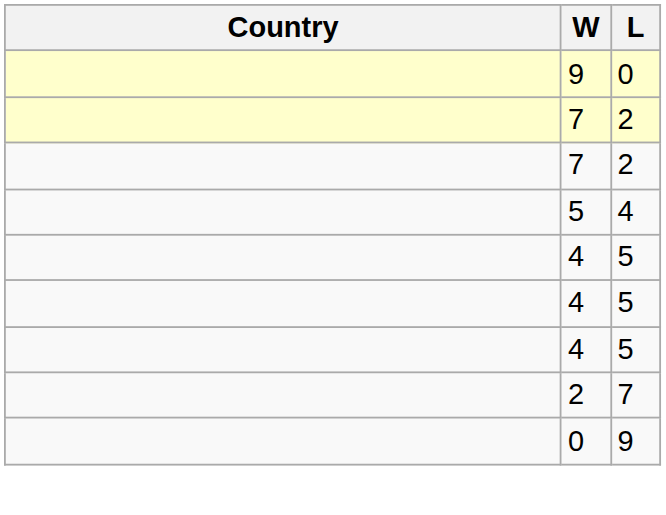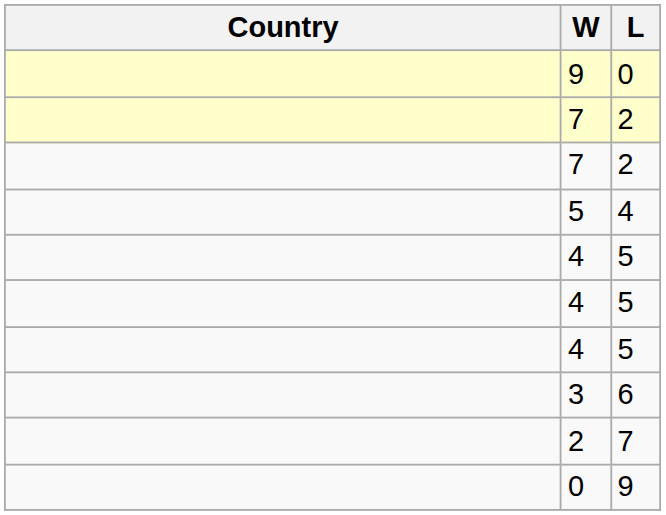+ row: (576, 394)
